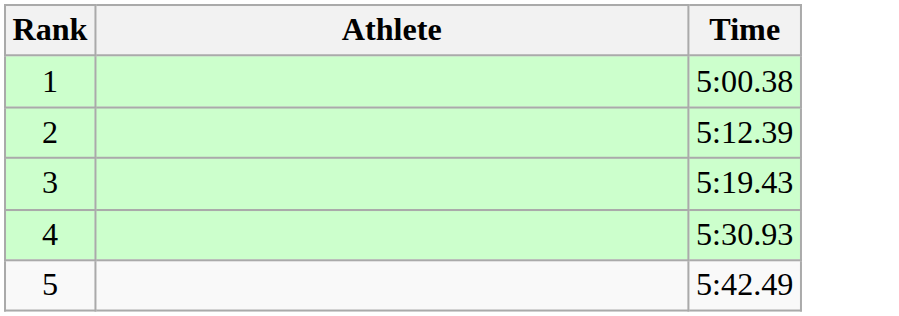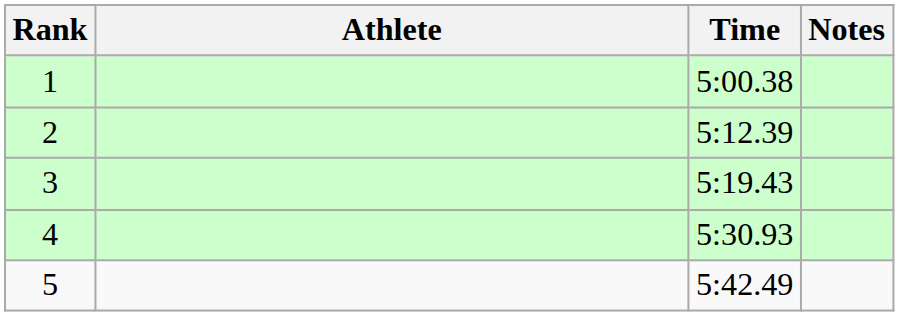+ column: (847, 30)
